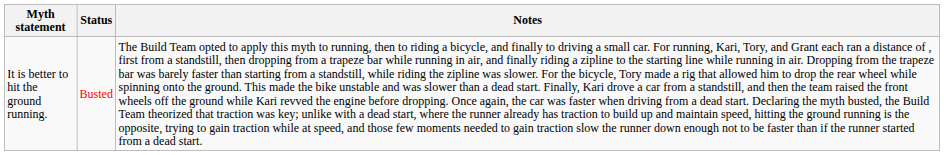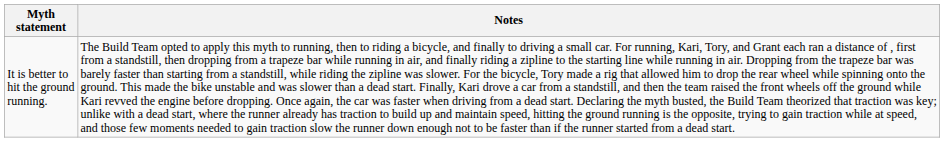- column: (96, 20)
